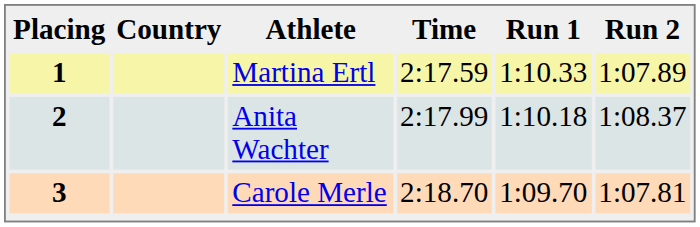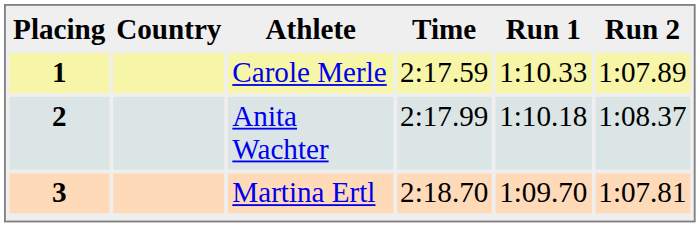(304, 72) Martina Ertl -> (310, 72) Carole Merle
(310, 192) Carole Merle -> (304, 192) Martina Ertl
